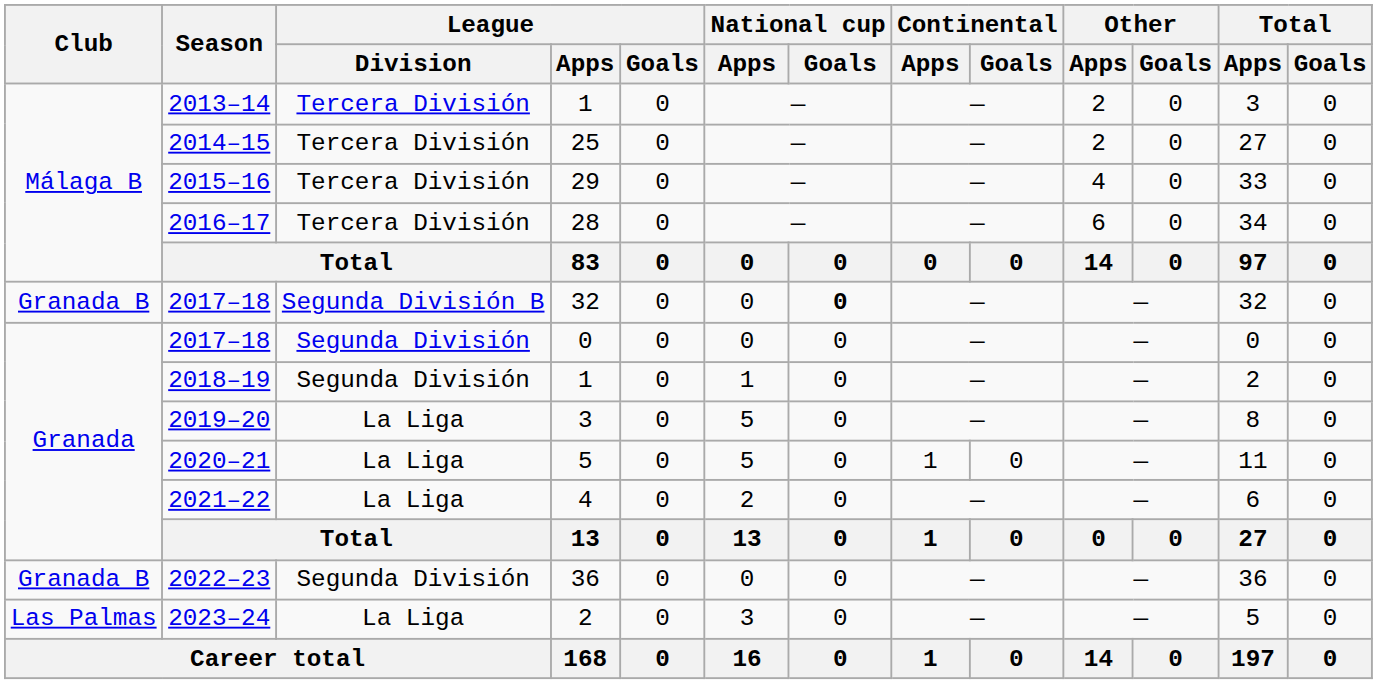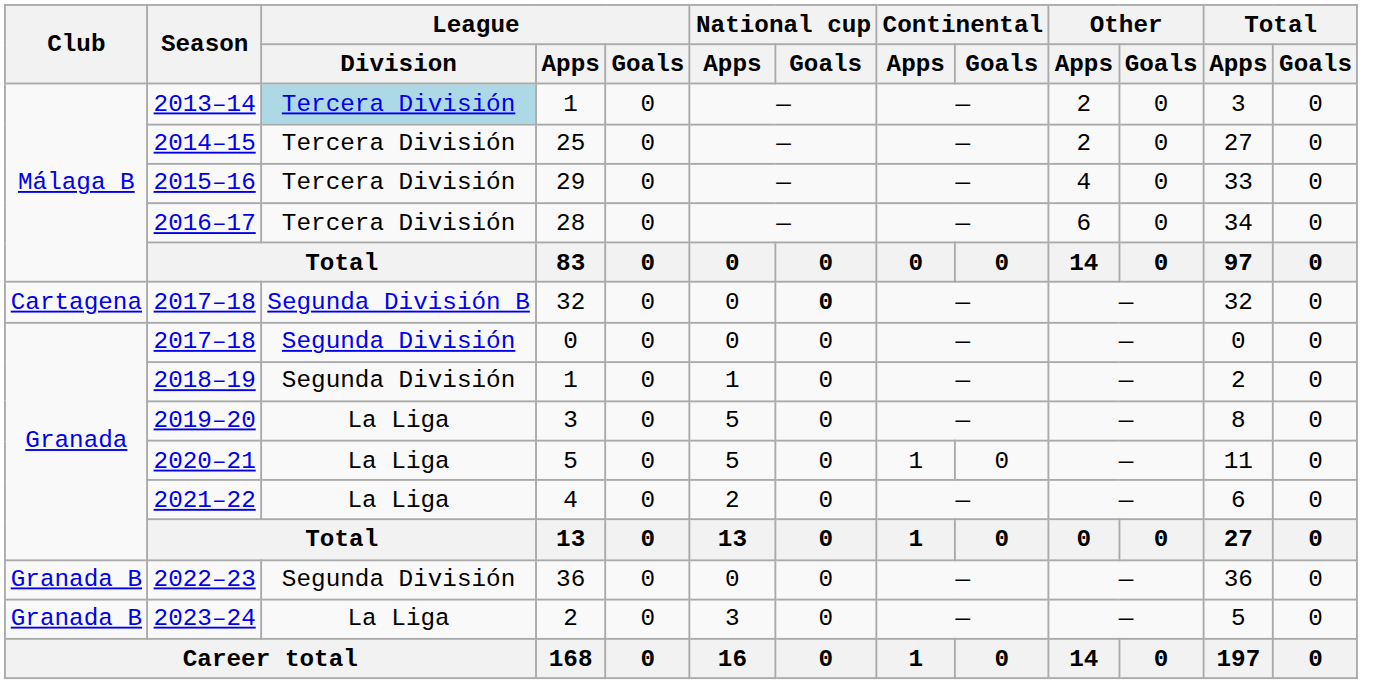(413, 104) no background -> (399, 104) lightblue background
(84, 302) Granada B -> (76, 302) Cartagena
(84, 619) Las Palmas -> (76, 619) Granada B
